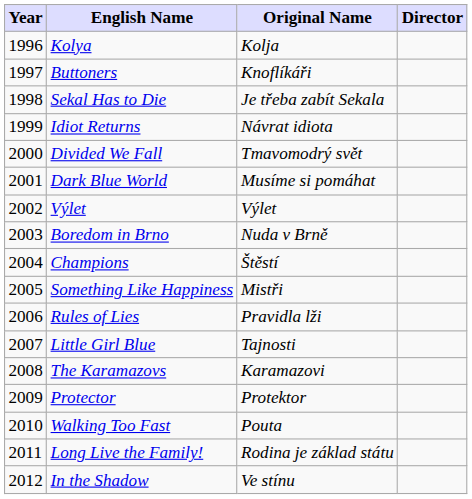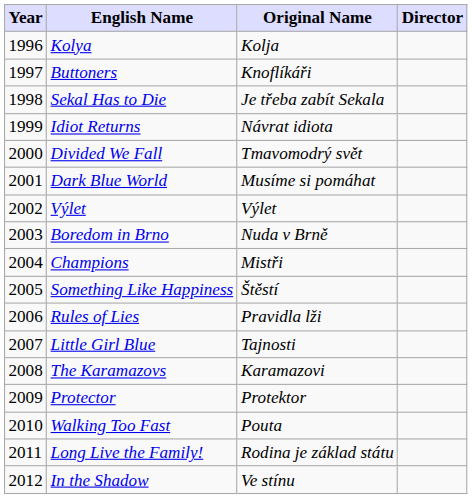(260, 262) Štěstí -> (262, 262) Mistři
(262, 289) Mistři -> (260, 289) Štěstí
